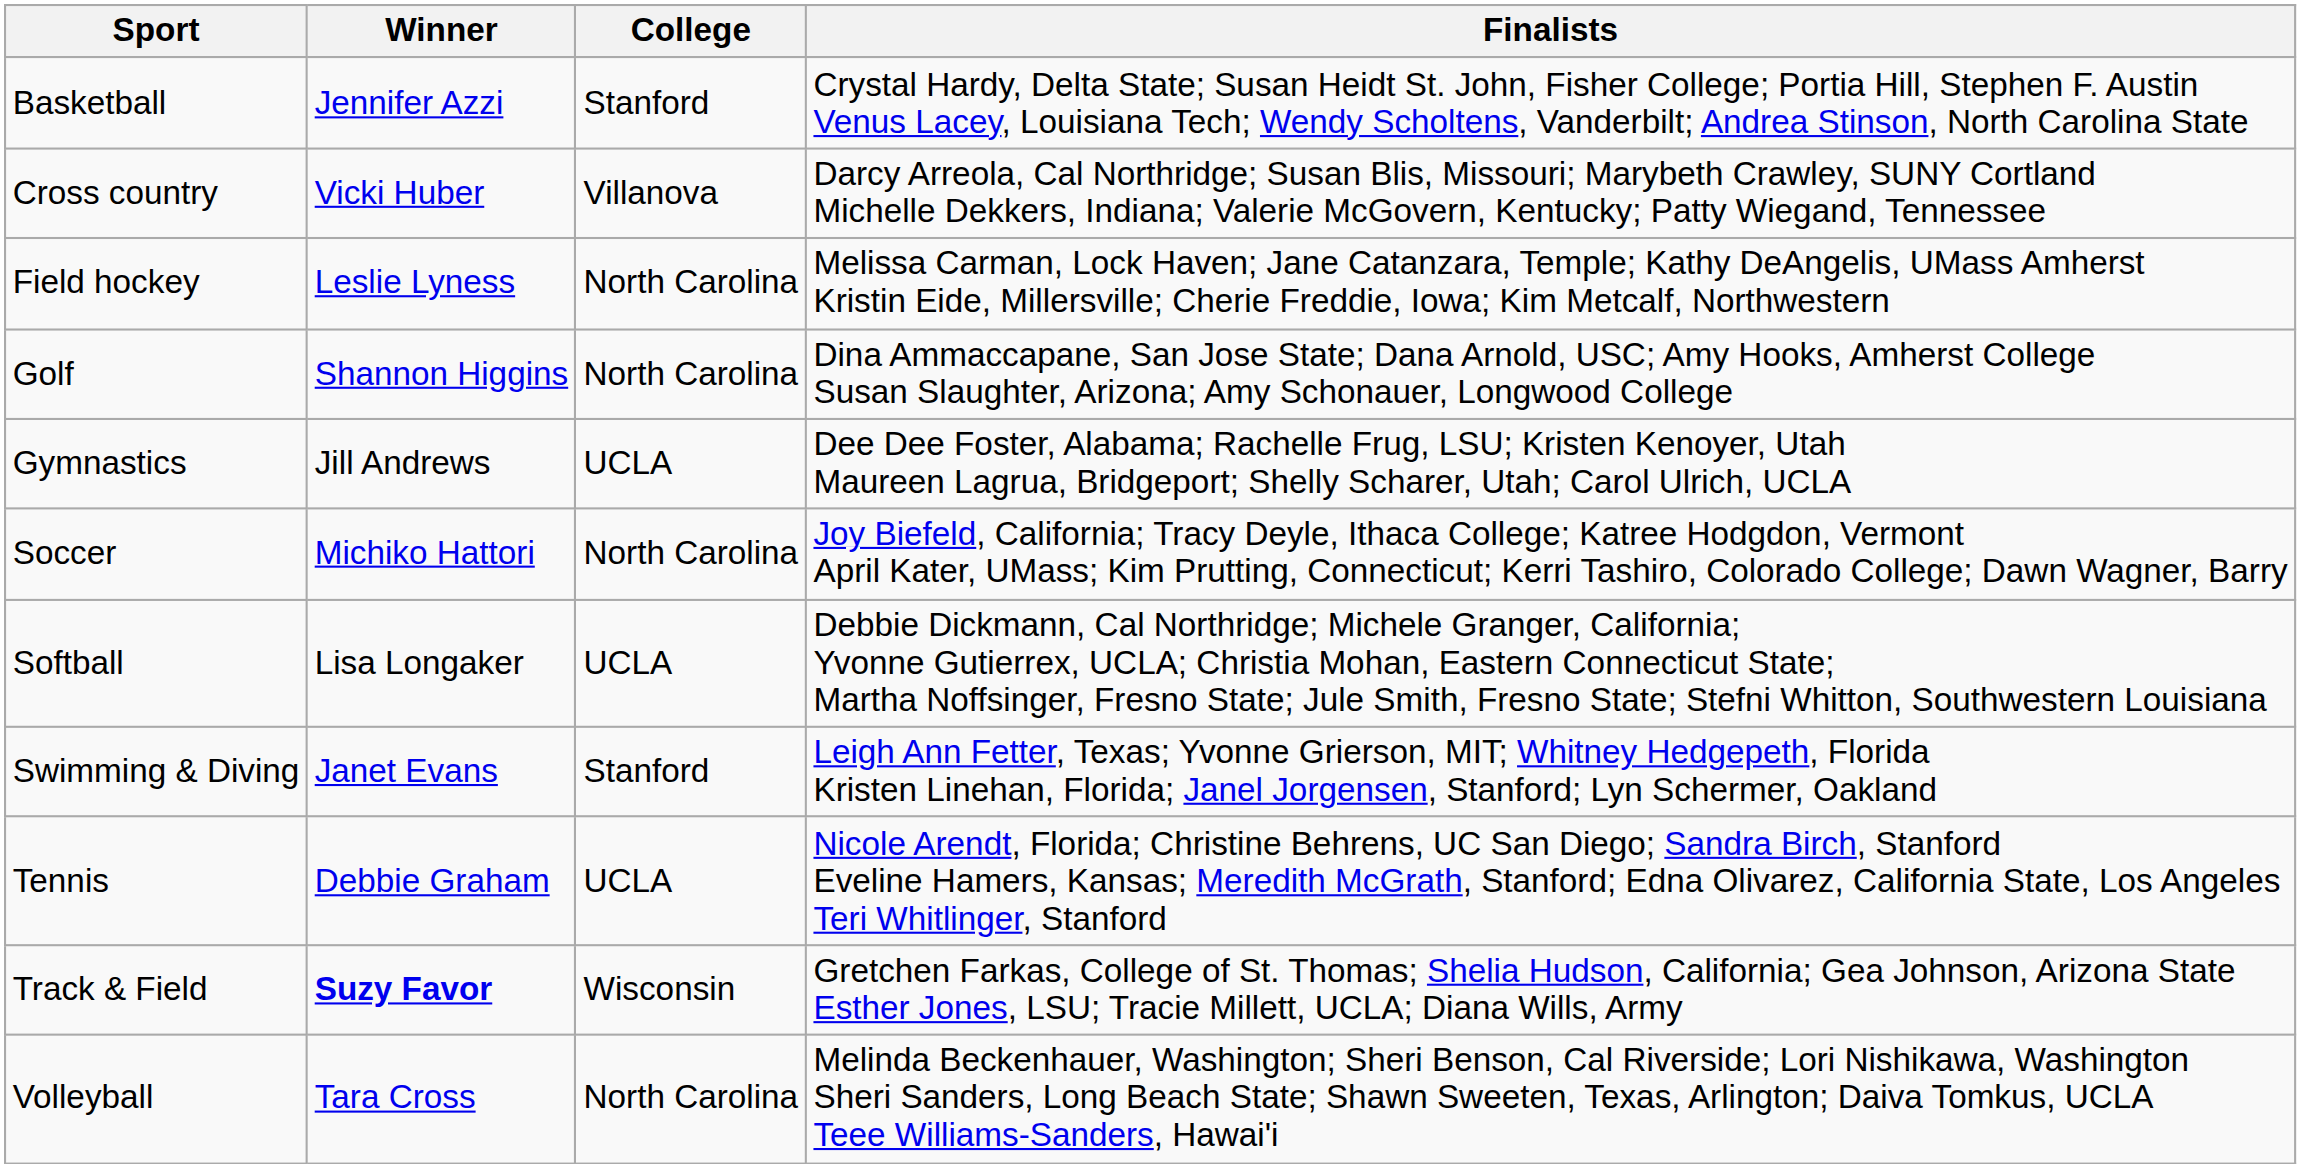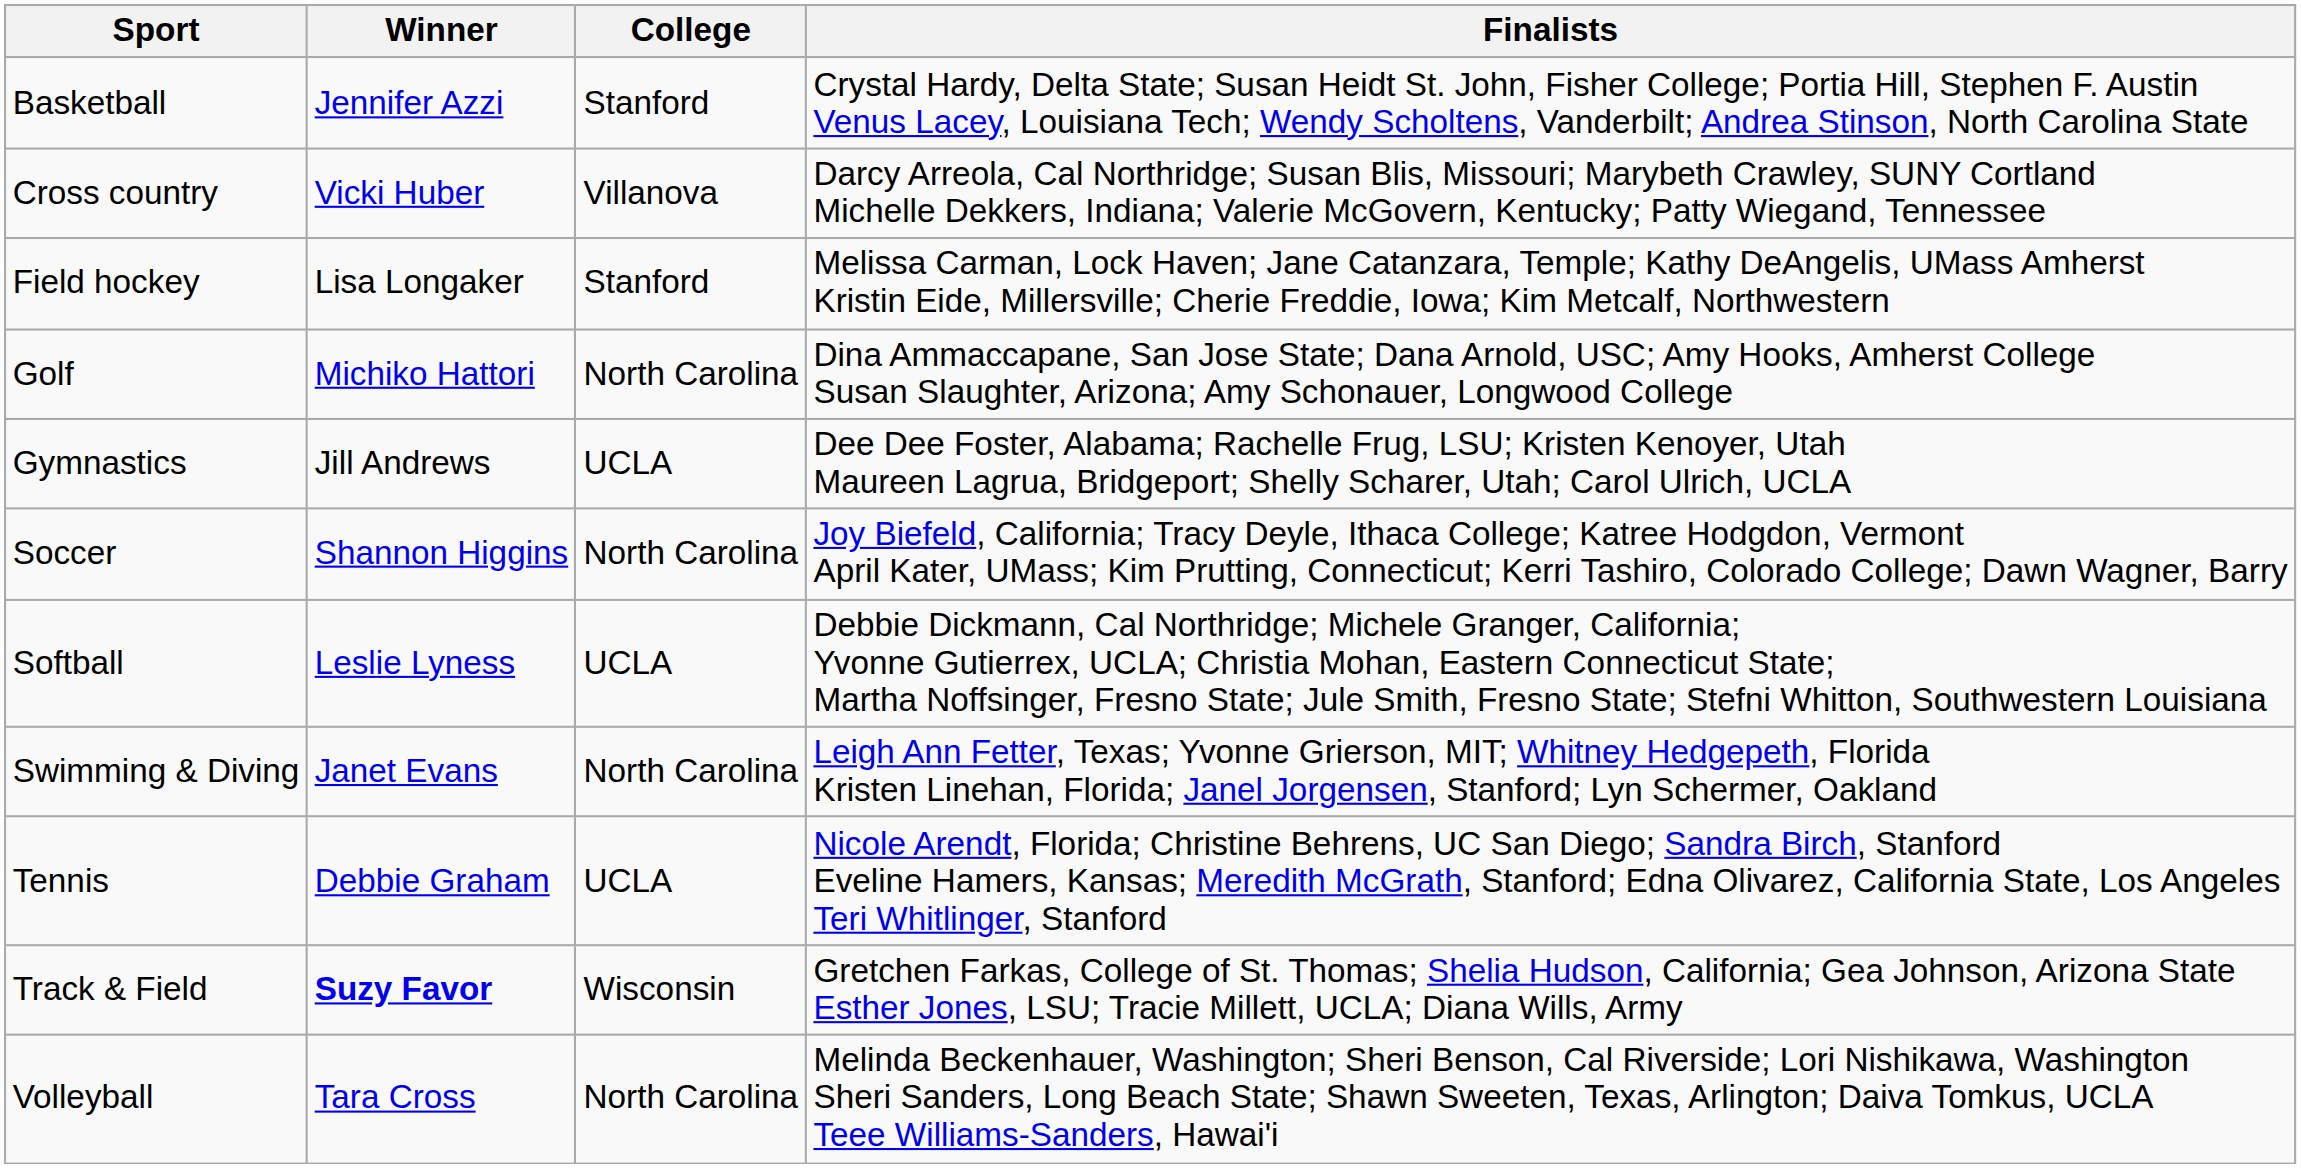(415, 282) Leslie Lyness -> (419, 282) Lisa Longaker
(691, 282) North Carolina -> (646, 282) Stanford
(441, 373) Shannon Higgins -> (425, 373) Michiko Hattori
(425, 553) Michiko Hattori -> (441, 553) Shannon Higgins
(419, 662) Lisa Longaker -> (415, 662) Leslie Lyness
(646, 771) Stanford -> (691, 771) North Carolina
